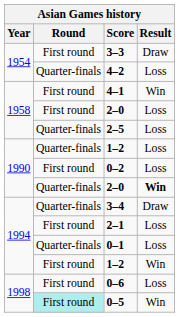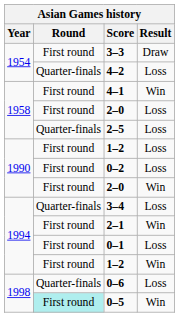(68, 149) Quarter-finals -> (68, 149) First round
(68, 187) Quarter-finals -> (68, 187) First round
(155, 187) bold -> (155, 187) normal
(155, 206) Draw -> (155, 206) Loss
(155, 226) Loss -> (155, 226) Win
(68, 245) Quarter-finals -> (68, 245) First round
(68, 283) First round -> (68, 283) Quarter-finals
